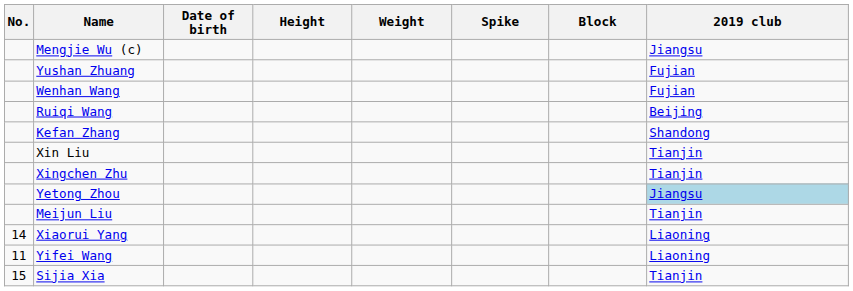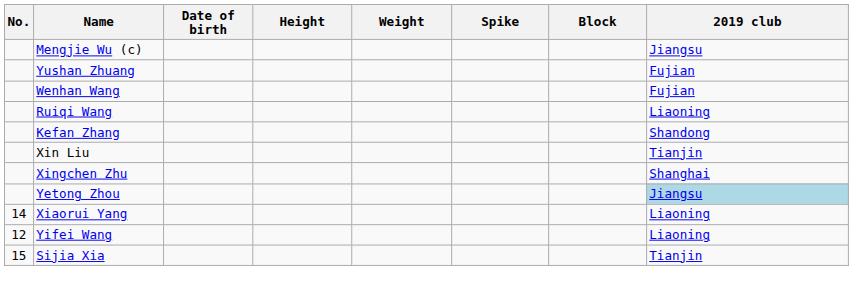(676, 112) Beijing -> (680, 112) Liaoning
(676, 173) Tianjin -> (680, 173) Shanghai
- row: (74, 214)
(19, 255) 11 -> (19, 235) 12
